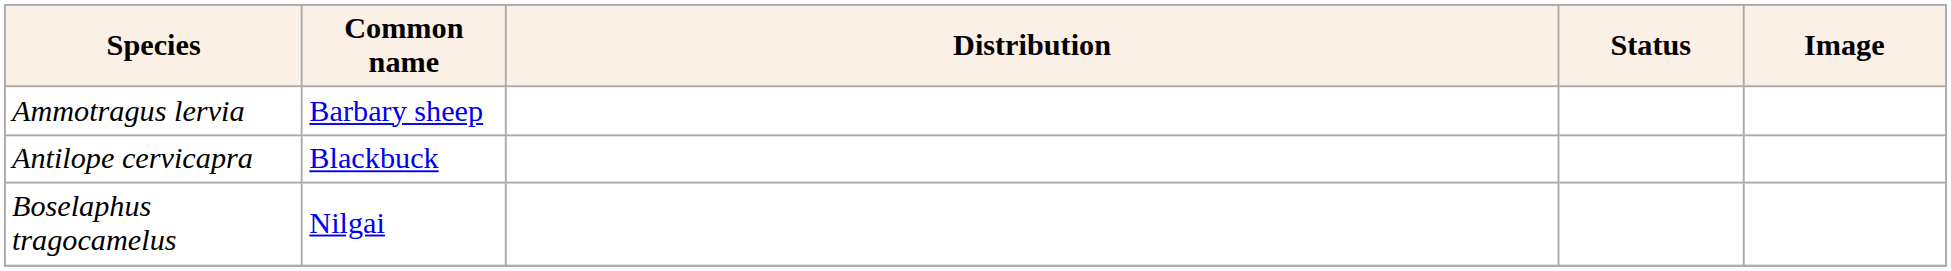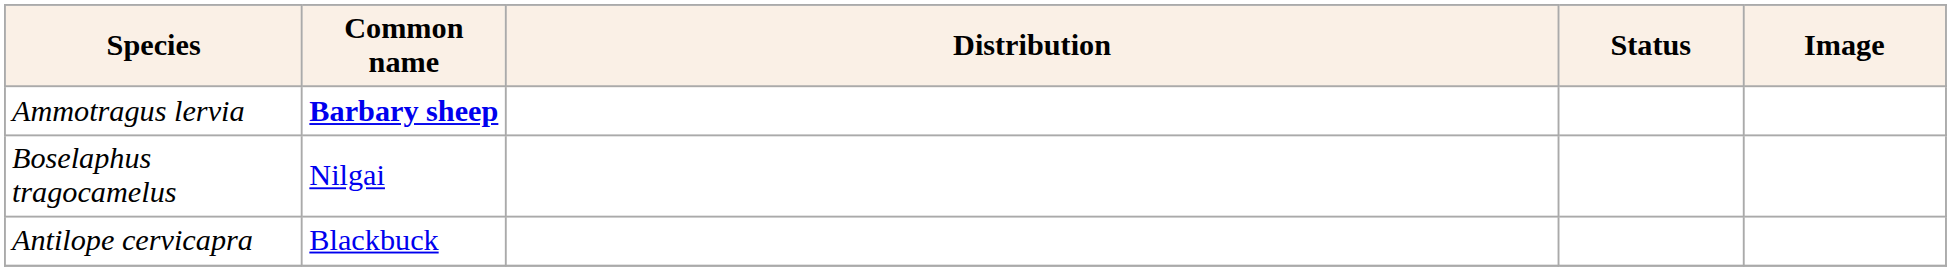(396, 110) normal -> (404, 110) bold
rows swapped: (132, 158) <-> (94, 223)
